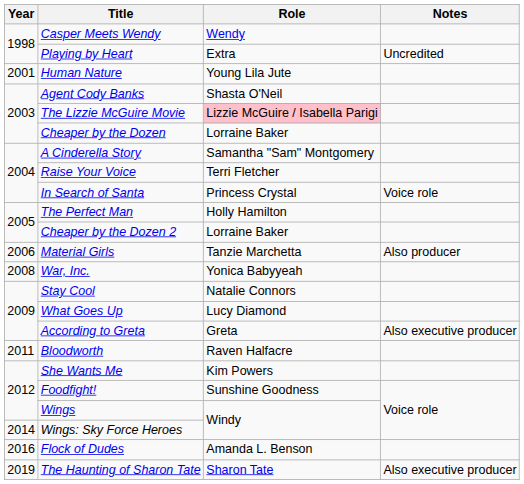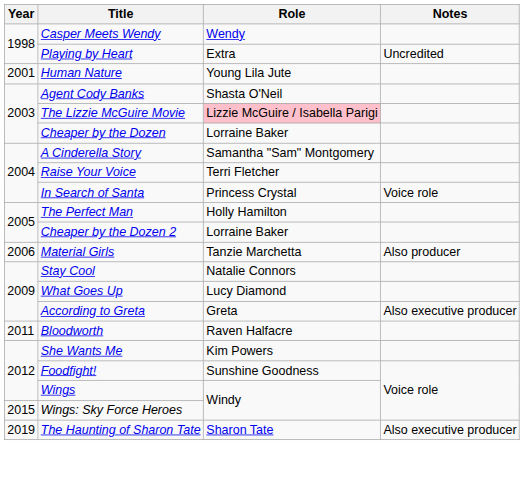- row: (65, 271)
(21, 430) 2014 -> (21, 410) 2015
- row: (82, 449)
